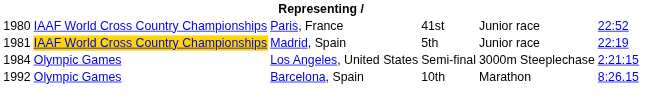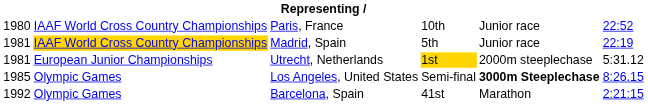(433, 26) 41st -> (433, 26) 10th
+ row: (327, 60)
(17, 60) 1984 -> (17, 77) 1985
(537, 60) normal -> (539, 77) bold
(618, 60) 2:21:15 -> (623, 77) 8:26.15
(433, 77) 10th -> (433, 94) 41st
(618, 77) 8:26.15 -> (623, 94) 2:21:15
